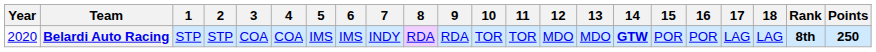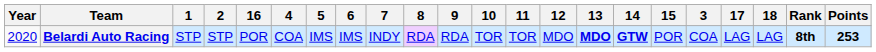columns swapped: (254, 15) <-> (703, 15)
(595, 36) normal -> (595, 36) bold
(848, 36) 250 -> (848, 36) 253
